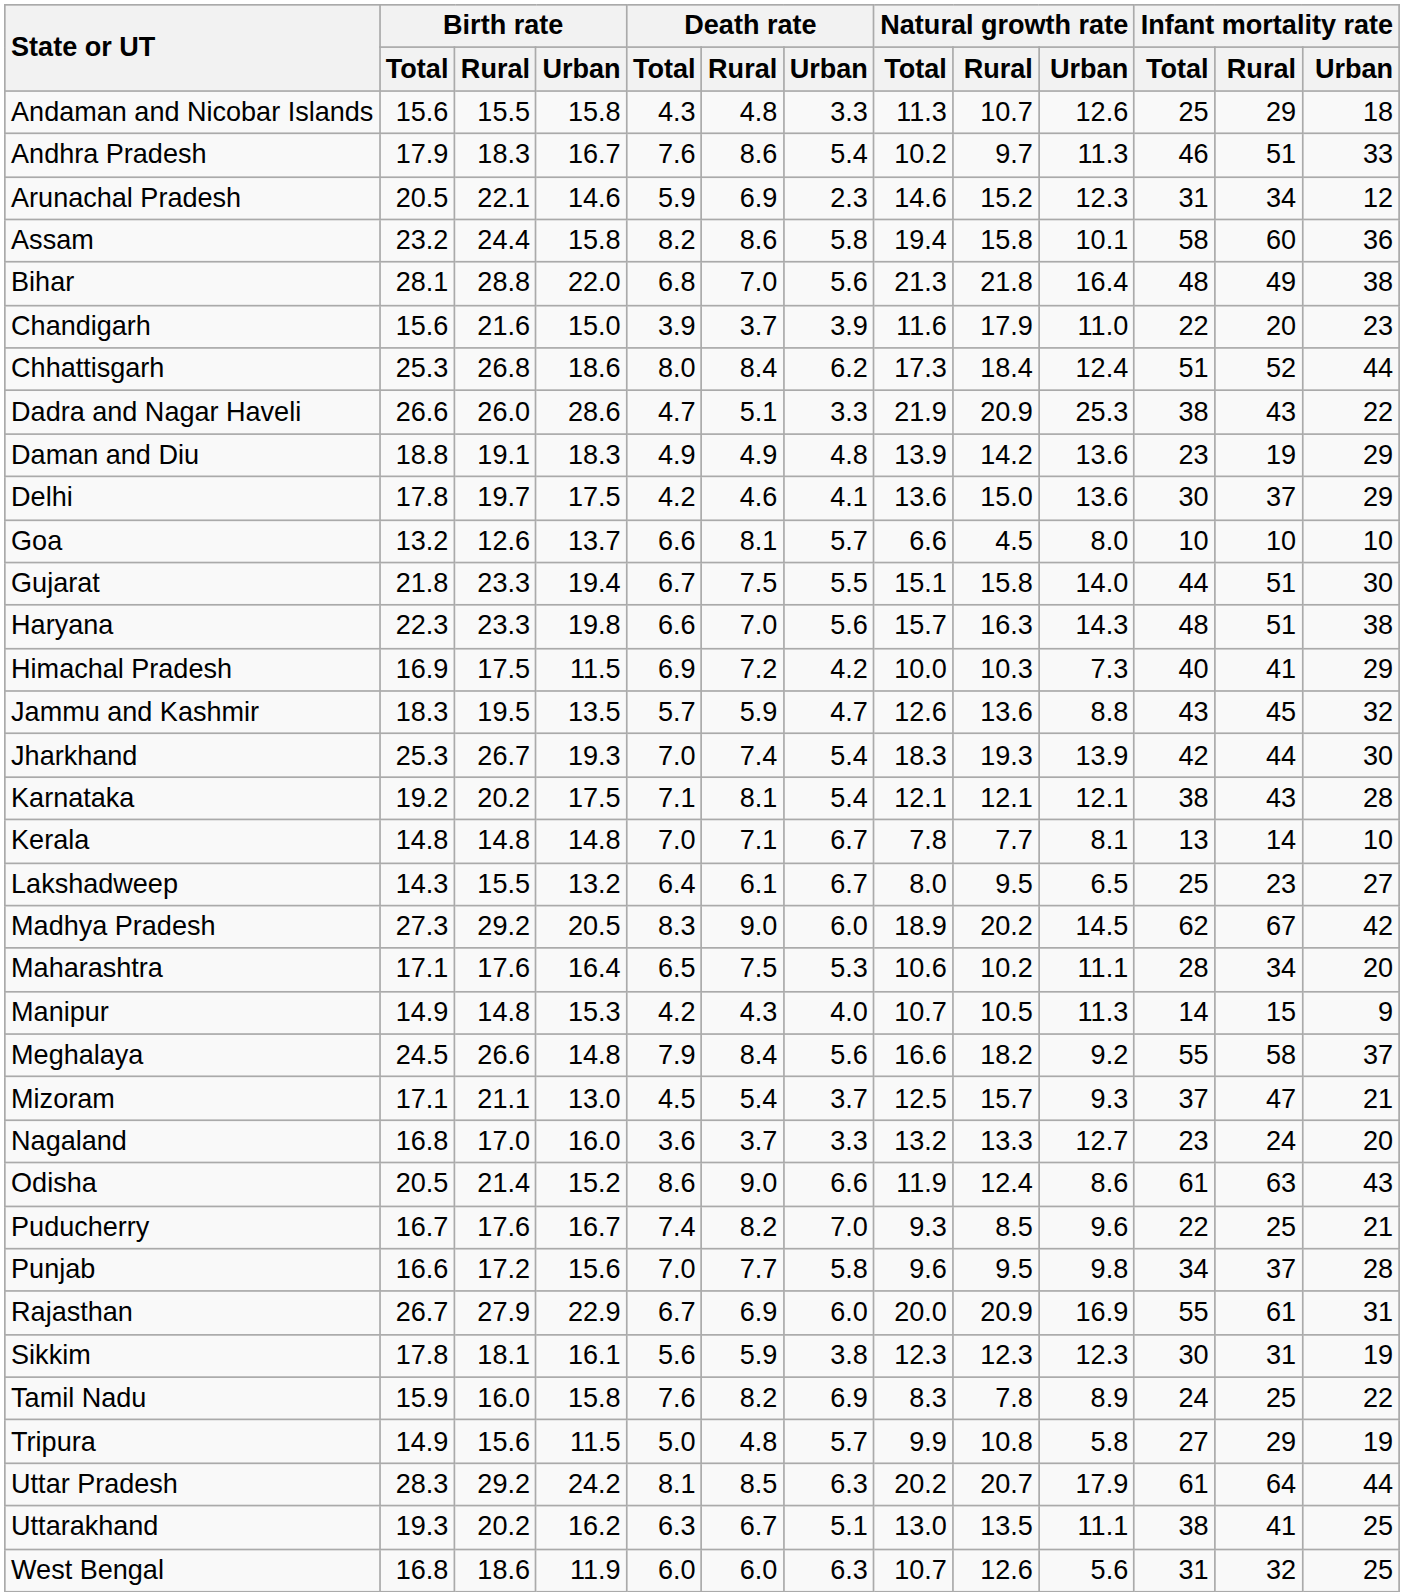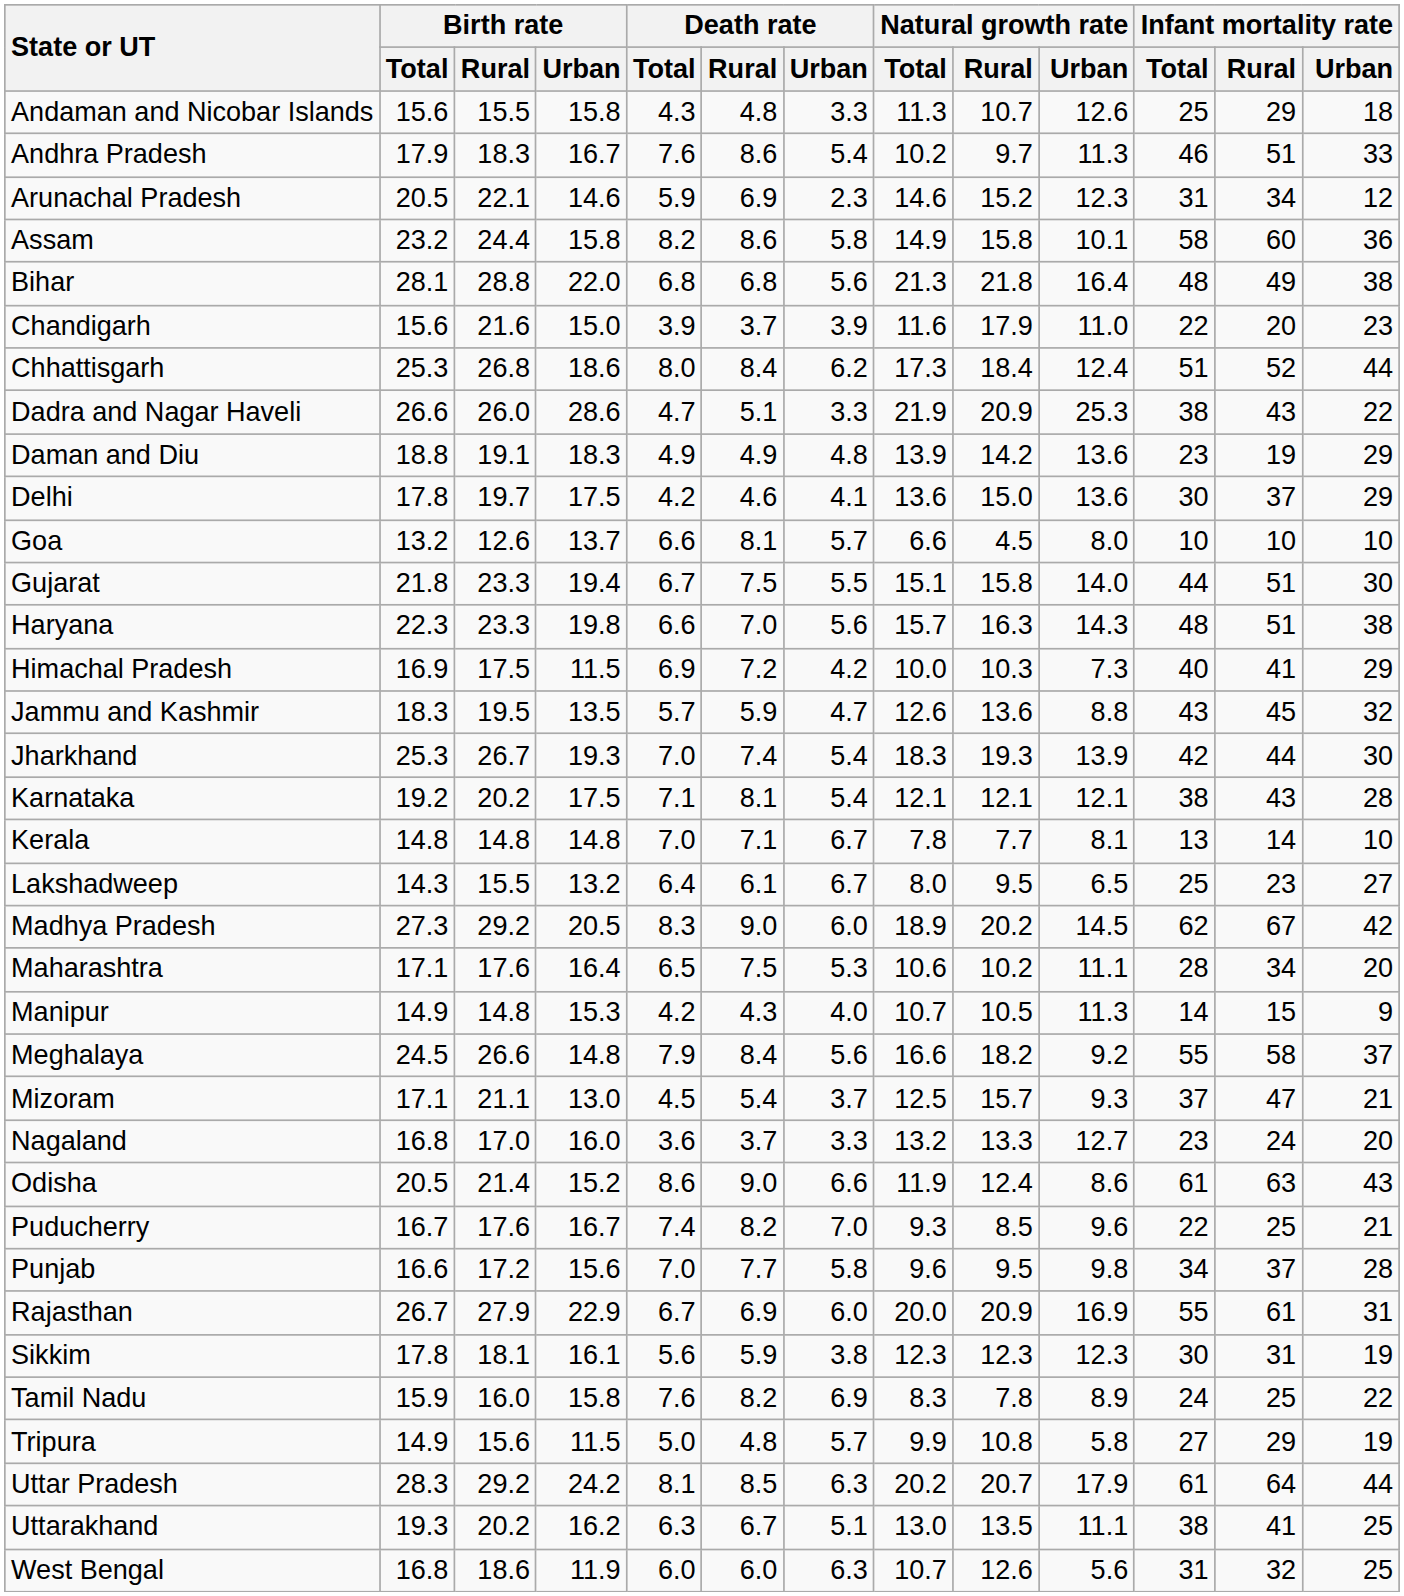(921, 240) 19.4 -> (921, 240) 14.9
(758, 283) 7.0 -> (758, 283) 6.8
